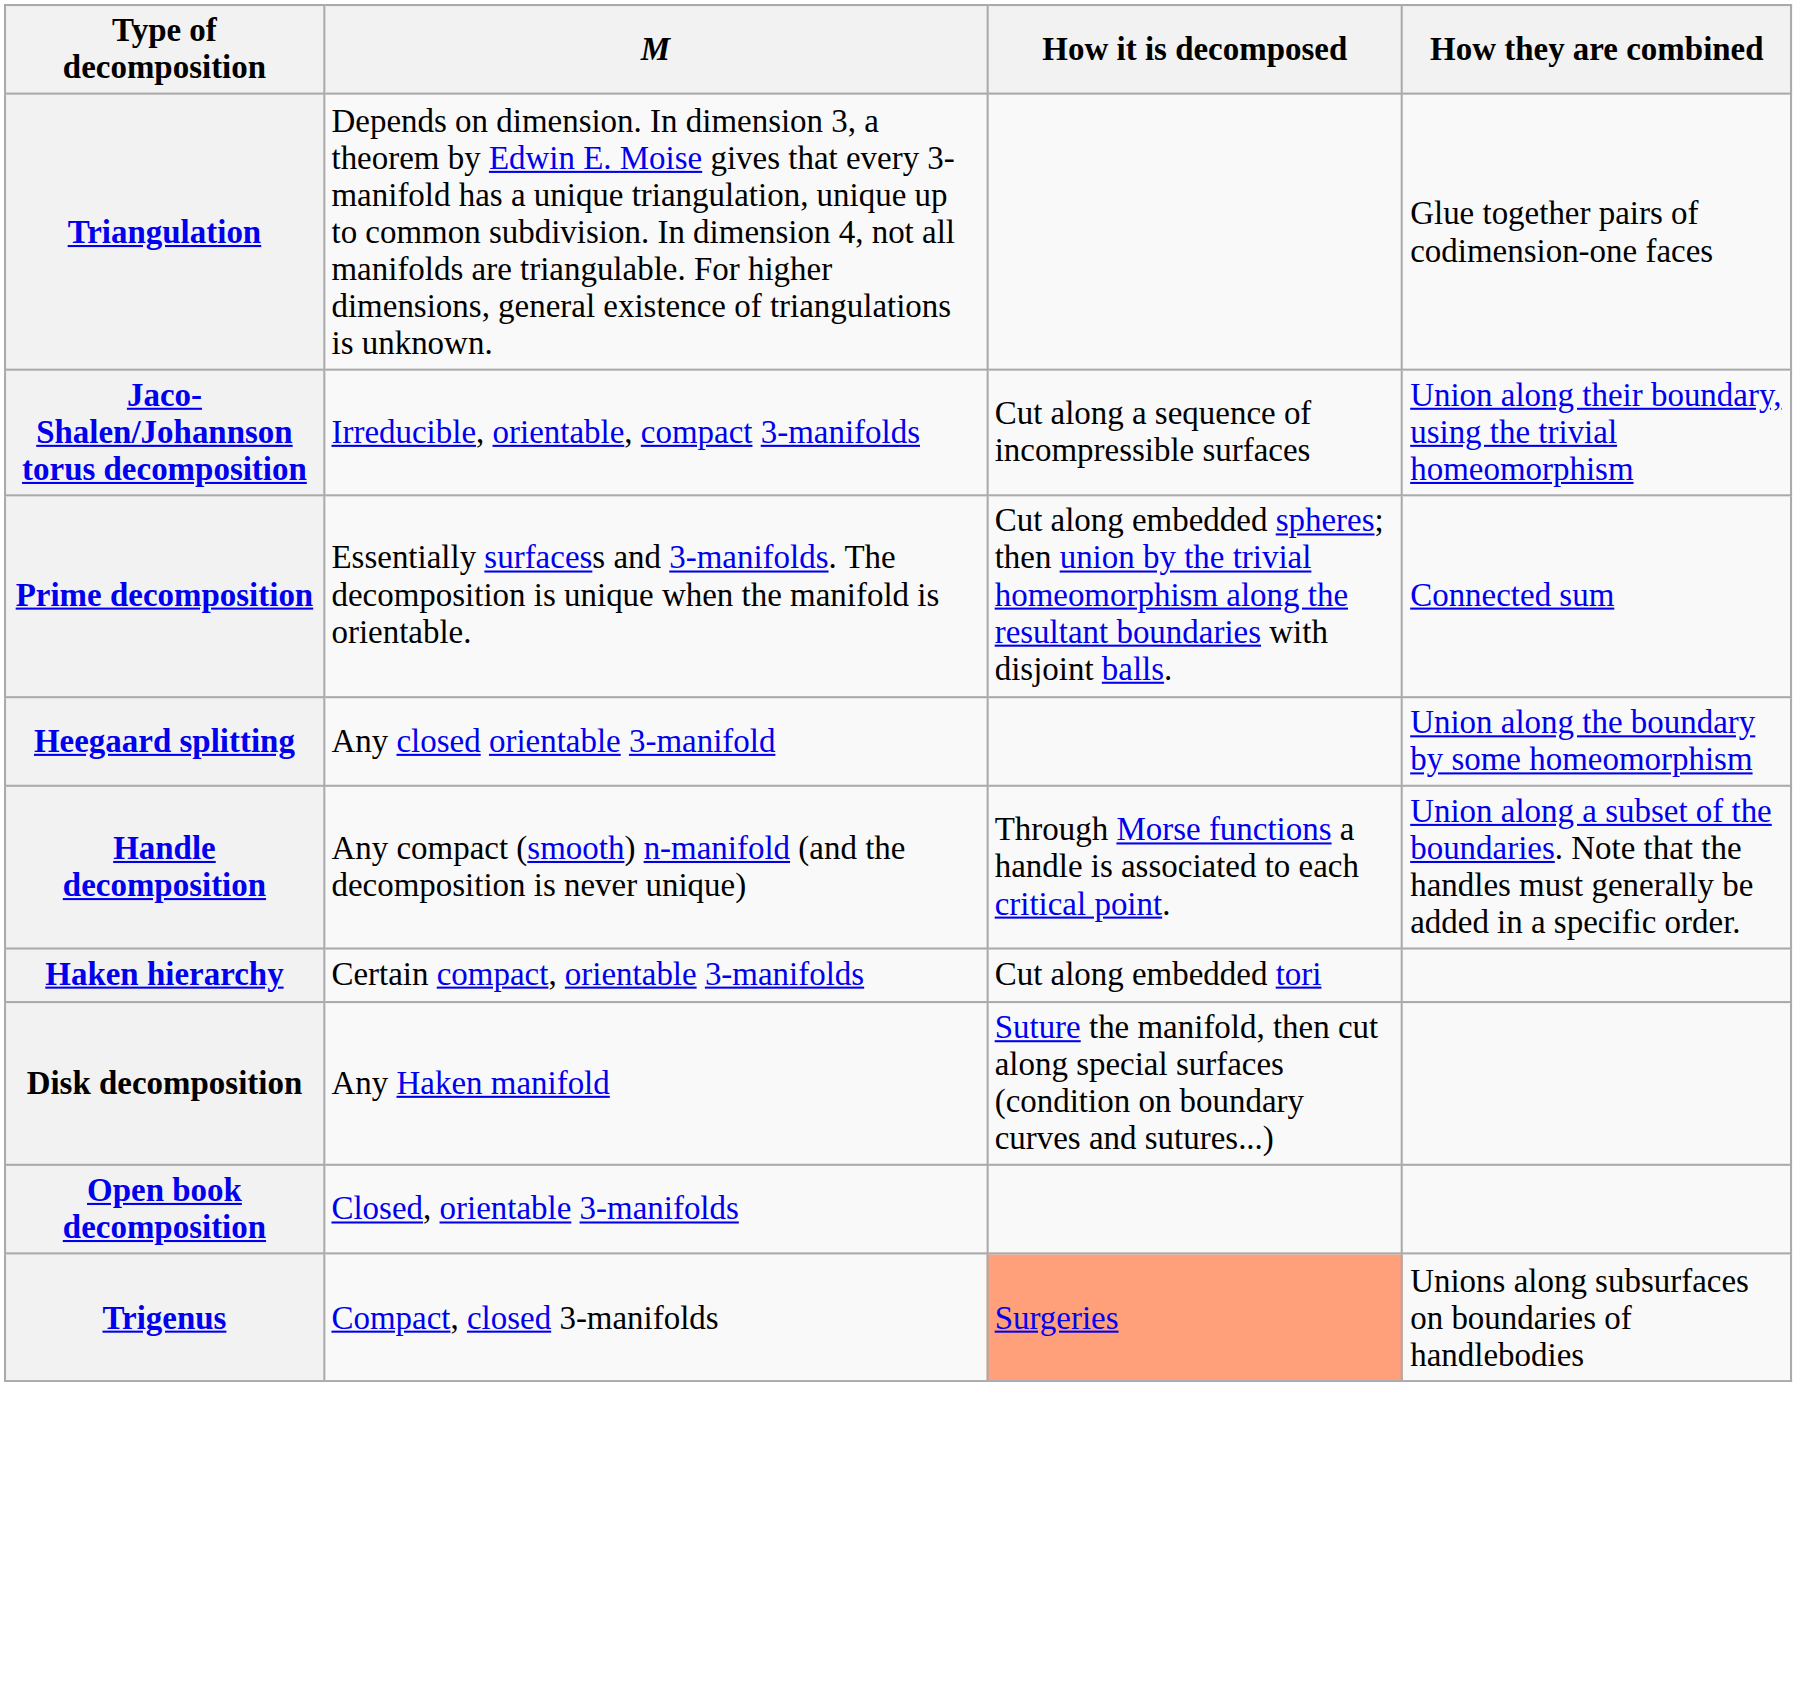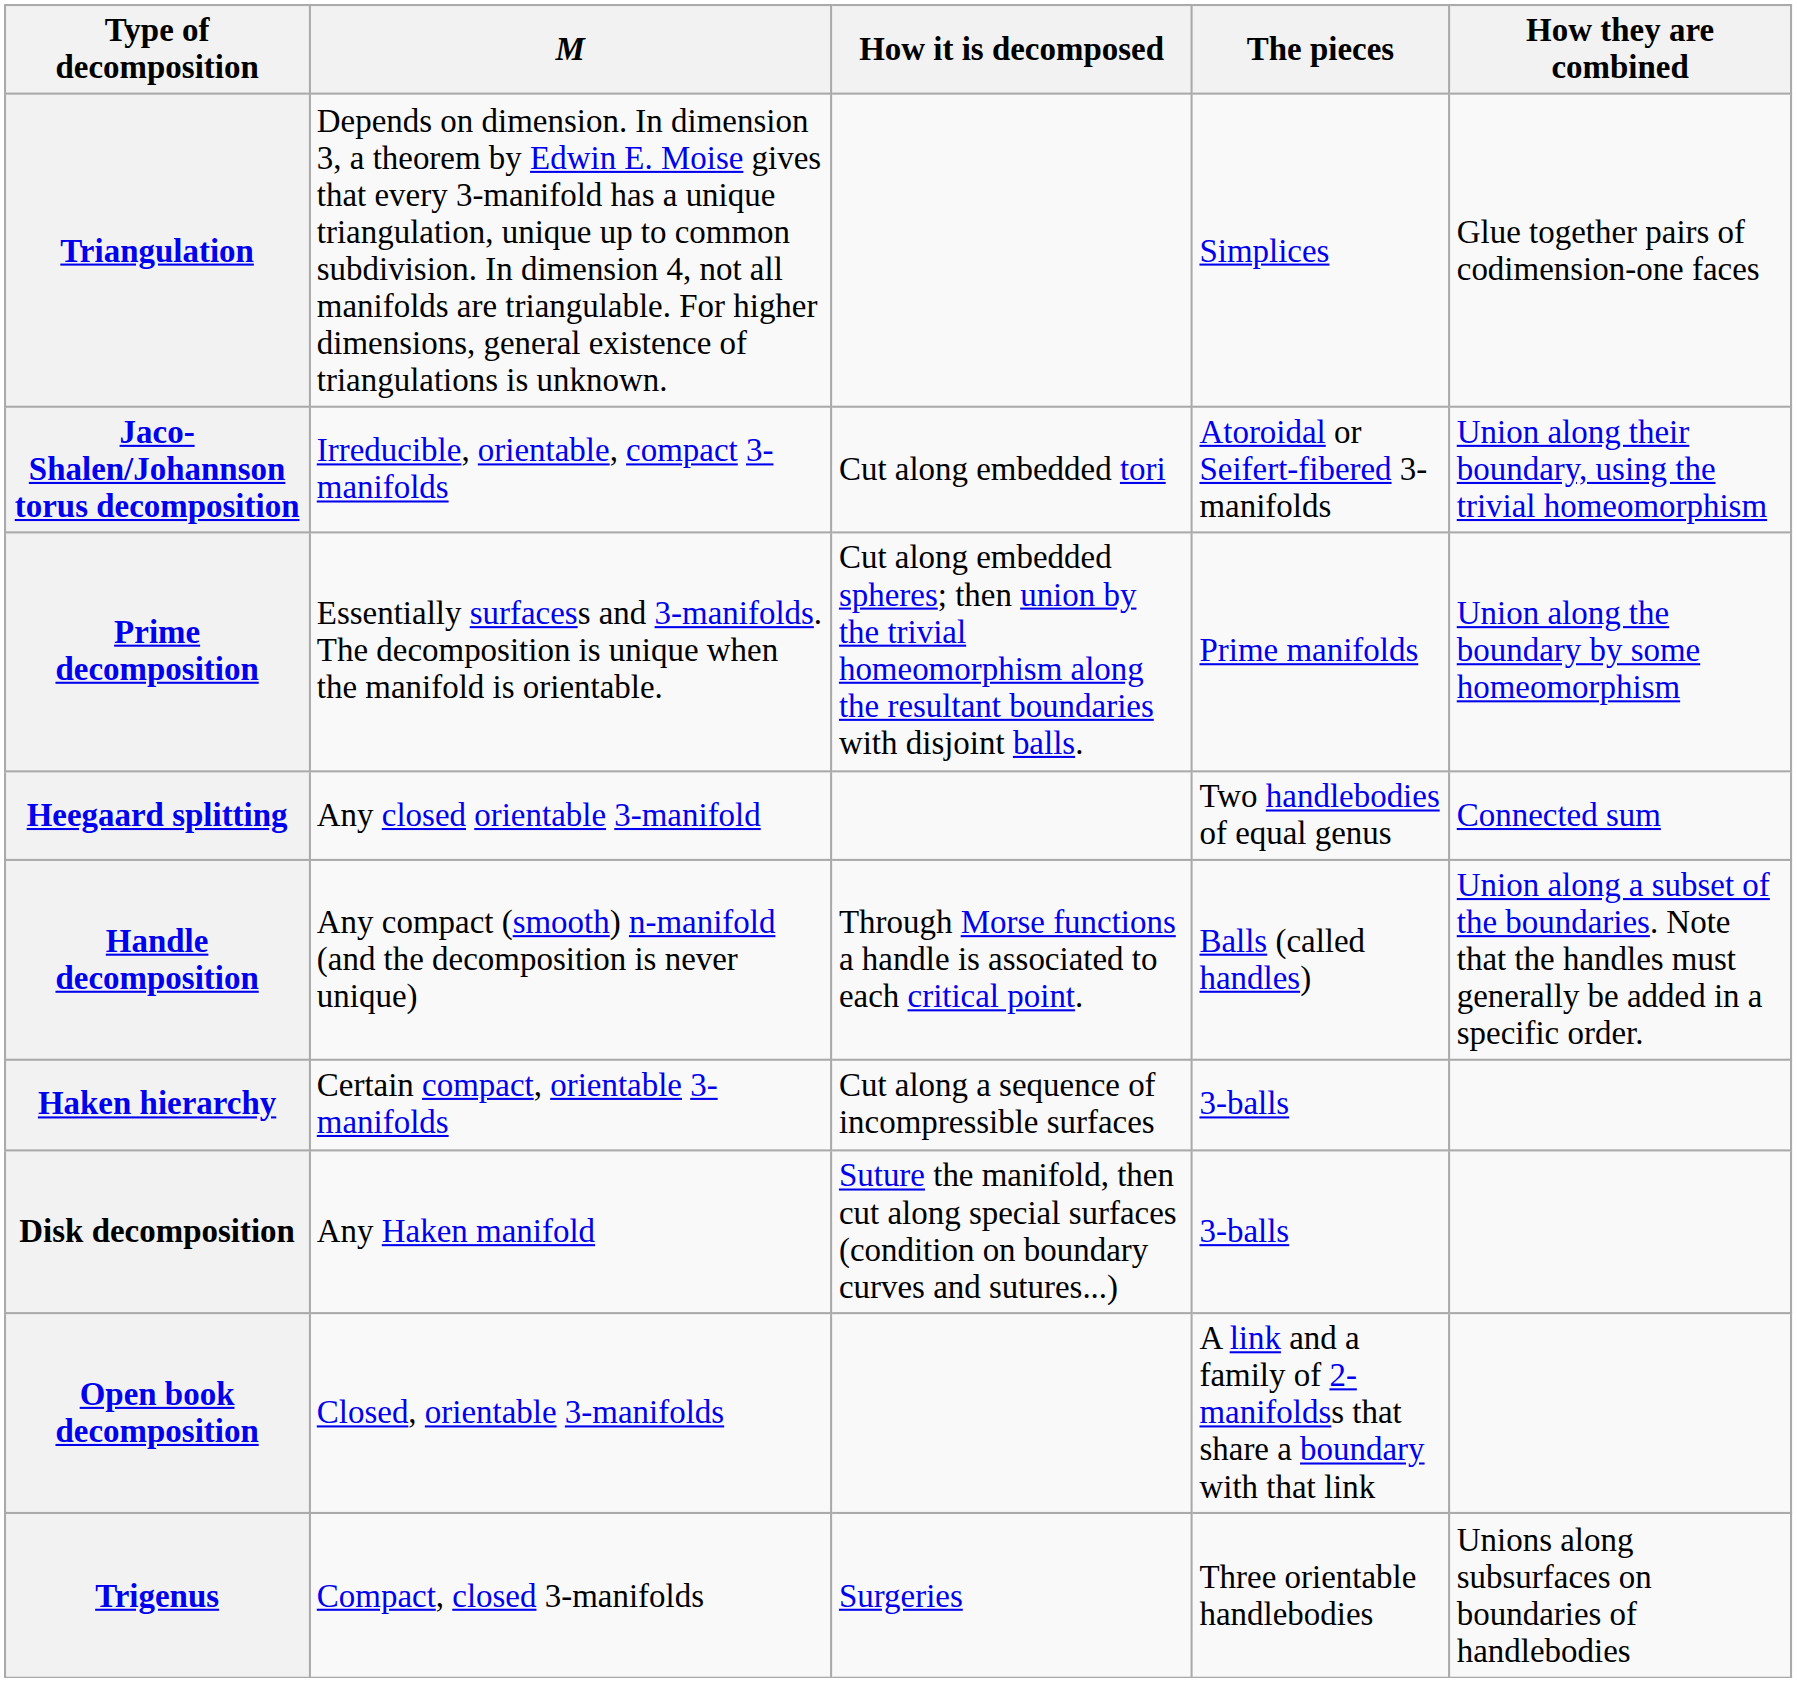+ column: (1320, 49)
(1153, 431) Cut along a sequence of incompressible surfaces -> (1002, 468) Cut along embedded tori
(1512, 595) Connected sum -> (1578, 650) Union along the boundary by some homeomorphism
(1583, 740) Union along the boundary by some homeomorphism -> (1559, 814) Connected sum
(1158, 974) Cut along embedded tori -> (997, 1104) Cut along a sequence of incompressible surfaces
(1057, 1316) lightsalmon background -> (901, 1594) no background
